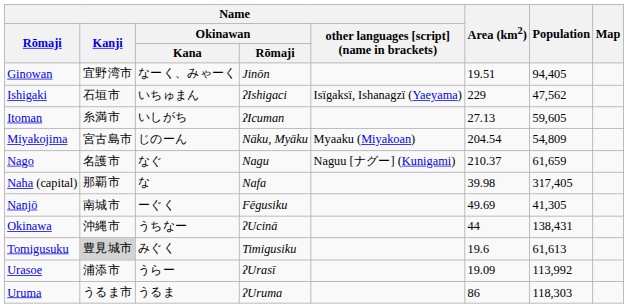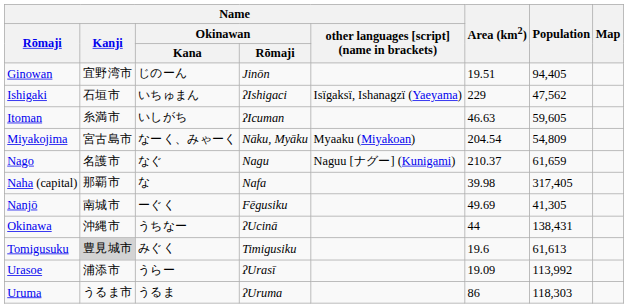(187, 73) なーく、みゃーく -> (163, 73) じのーん
(481, 117) 27.13 -> (481, 117) 46.63
(163, 139) じのーん -> (187, 139) なーく、みゃーく
